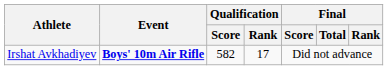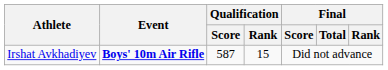(226, 55) 582 -> (226, 55) 587
(263, 55) 17 -> (263, 55) 15
